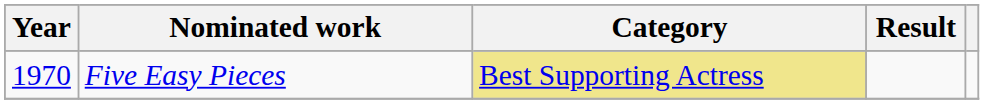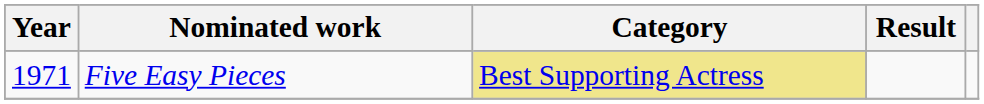(41, 74) 1970 -> (41, 74) 1971
